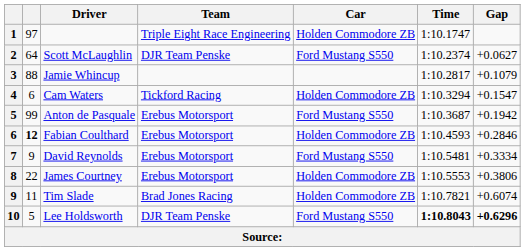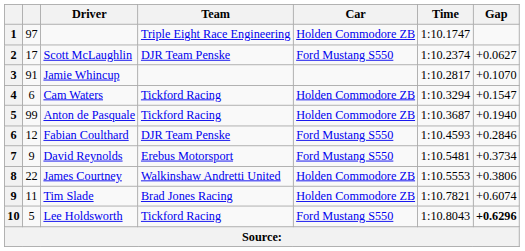(31, 54) 64 -> (31, 54) 17
(31, 74) 88 -> (31, 74) 91
(497, 74) +0.1079 -> (496, 74) +0.1070
(187, 115) Erebus Motorsport -> (181, 115) Tickford Racing
(345, 115) Ford Mustang S550 -> (356, 115) Holden Commodore ZB
(497, 115) +0.1942 -> (496, 115) +0.1940
(31, 135) bold -> (31, 135) normal
(187, 135) Erebus Motorsport -> (186, 135) DJR Team Penske
(356, 135) Holden Commodore ZB -> (345, 135) Ford Mustang S550
(497, 155) +0.3334 -> (496, 155) +0.3734
(187, 175) Erebus Motorsport -> (211, 175) Walkinshaw Andretti United
(186, 216) DJR Team Penske -> (181, 216) Tickford Racing
(446, 216) bold -> (446, 216) normal
